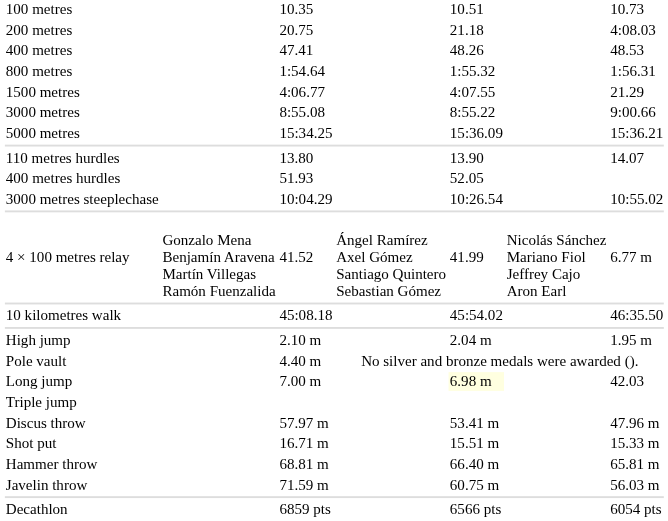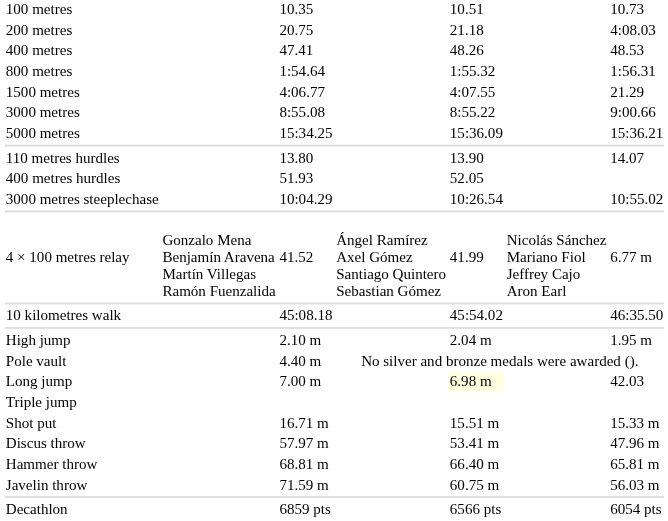rows swapped: (31, 443) <-> (46, 422)
